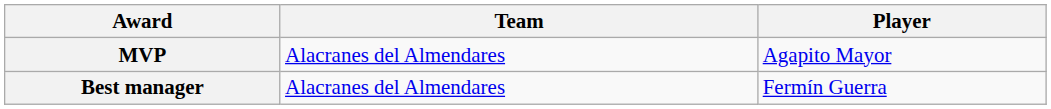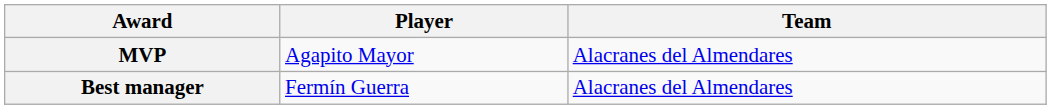columns swapped: (902, 21) <-> (519, 21)
